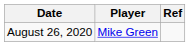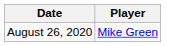- column: (173, 13)
